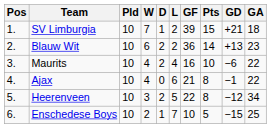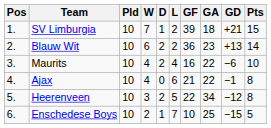columns swapped: (256, 13) <-> (211, 13)
